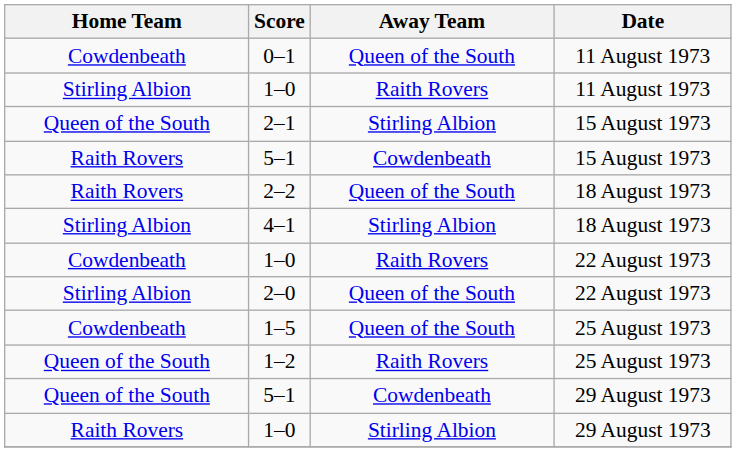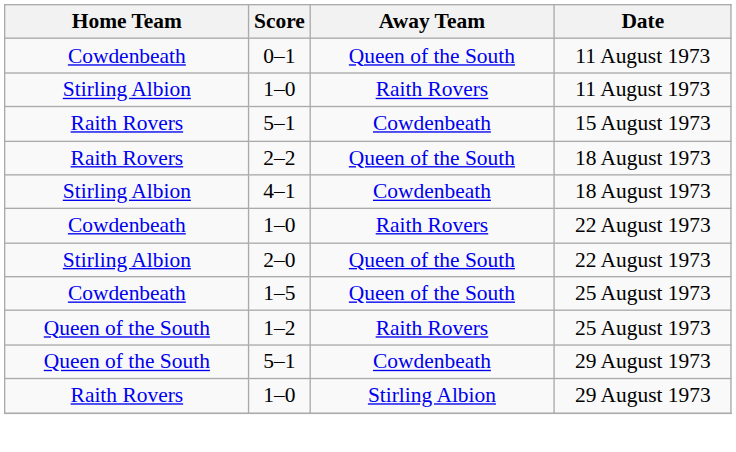- row: (279, 123)
(432, 225) Stirling Albion -> (432, 191) Cowdenbeath
